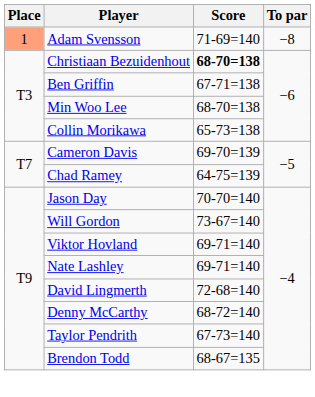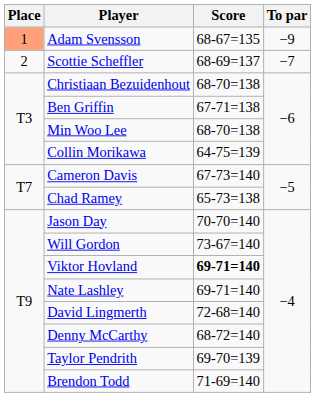(228, 38) 71-69=140 -> (228, 38) 68-67=135
(287, 38) −8 -> (287, 38) −9
+ row: (95, 61)
(228, 61) bold -> (228, 84) normal
(228, 130) 65-73=138 -> (228, 152) 64-75=139
(228, 152) 69-70=139 -> (228, 175) 67-73=140
(228, 175) 64-75=139 -> (228, 198) 65-73=138
(228, 244) normal -> (228, 267) bold
(228, 335) 67-73=140 -> (228, 358) 69-70=139
(228, 358) 68-67=135 -> (228, 381) 71-69=140
